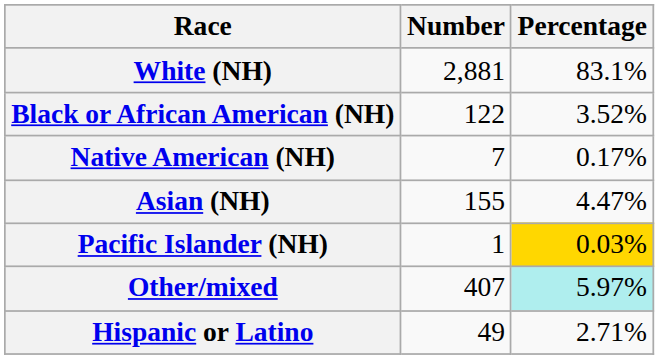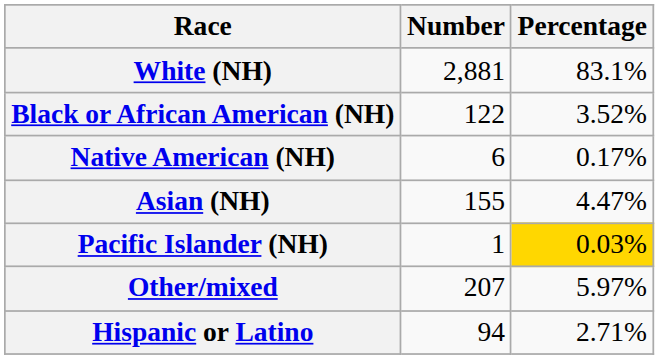(498, 157) 7 -> (498, 157) 6
(484, 288) 407 -> (484, 288) 207
(611, 288) paleturquoise background -> (611, 288) no background
(491, 331) 49 -> (491, 331) 94
